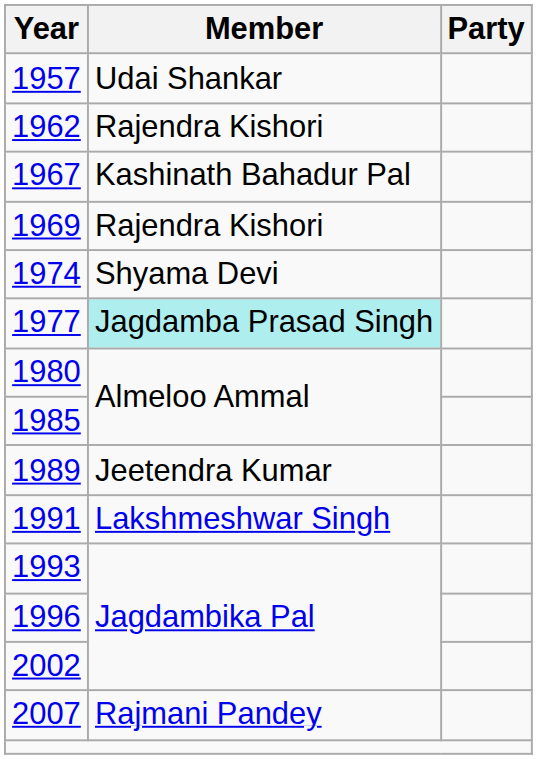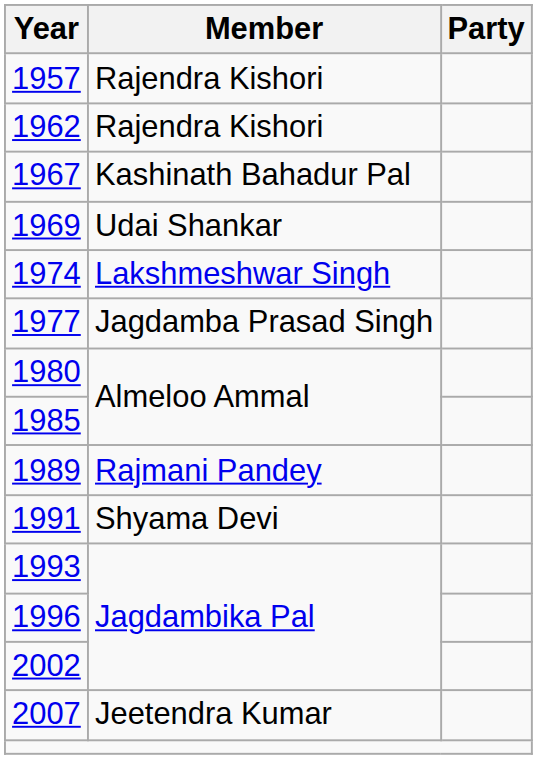(189, 77) Udai Shankar -> (209, 77) Rajendra Kishori
(209, 224) Rajendra Kishori -> (189, 224) Udai Shankar
(187, 273) Shyama Devi -> (243, 273) Lakshmeshwar Singh
(264, 322) paleturquoise background -> (264, 322) no background
(213, 469) Jeetendra Kumar -> (208, 469) Rajmani Pandey
(243, 518) Lakshmeshwar Singh -> (187, 518) Shyama Devi
(208, 714) Rajmani Pandey -> (213, 714) Jeetendra Kumar
